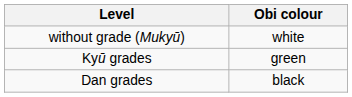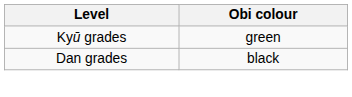- row: (117, 37)
